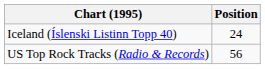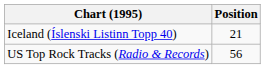(236, 34) 24 -> (236, 34) 21
